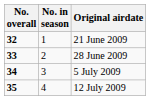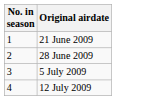- column: (21, 18)
